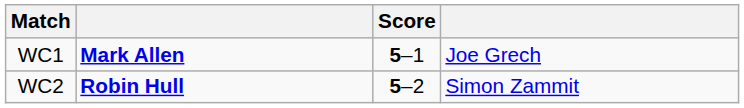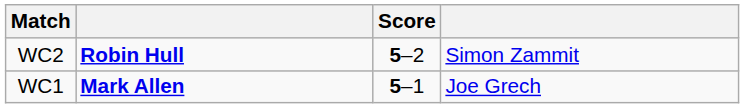rows swapped: (41, 54) <-> (41, 87)
